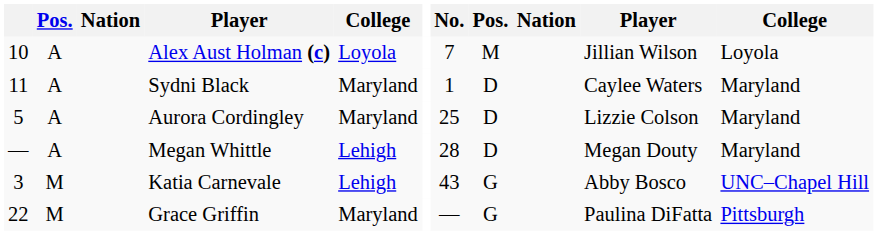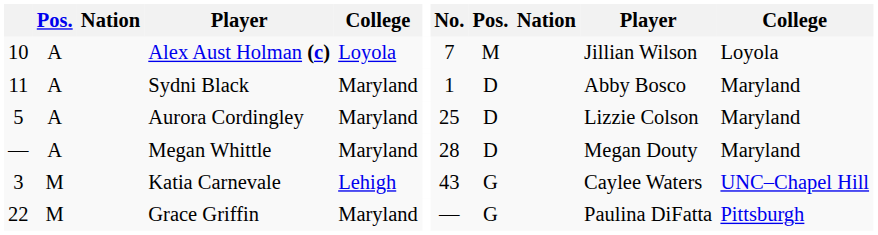(643, 85) Caylee Waters -> (635, 85) Abby Bosco
(367, 150) Lehigh -> (378, 150) Maryland
(635, 182) Abby Bosco -> (643, 182) Caylee Waters
